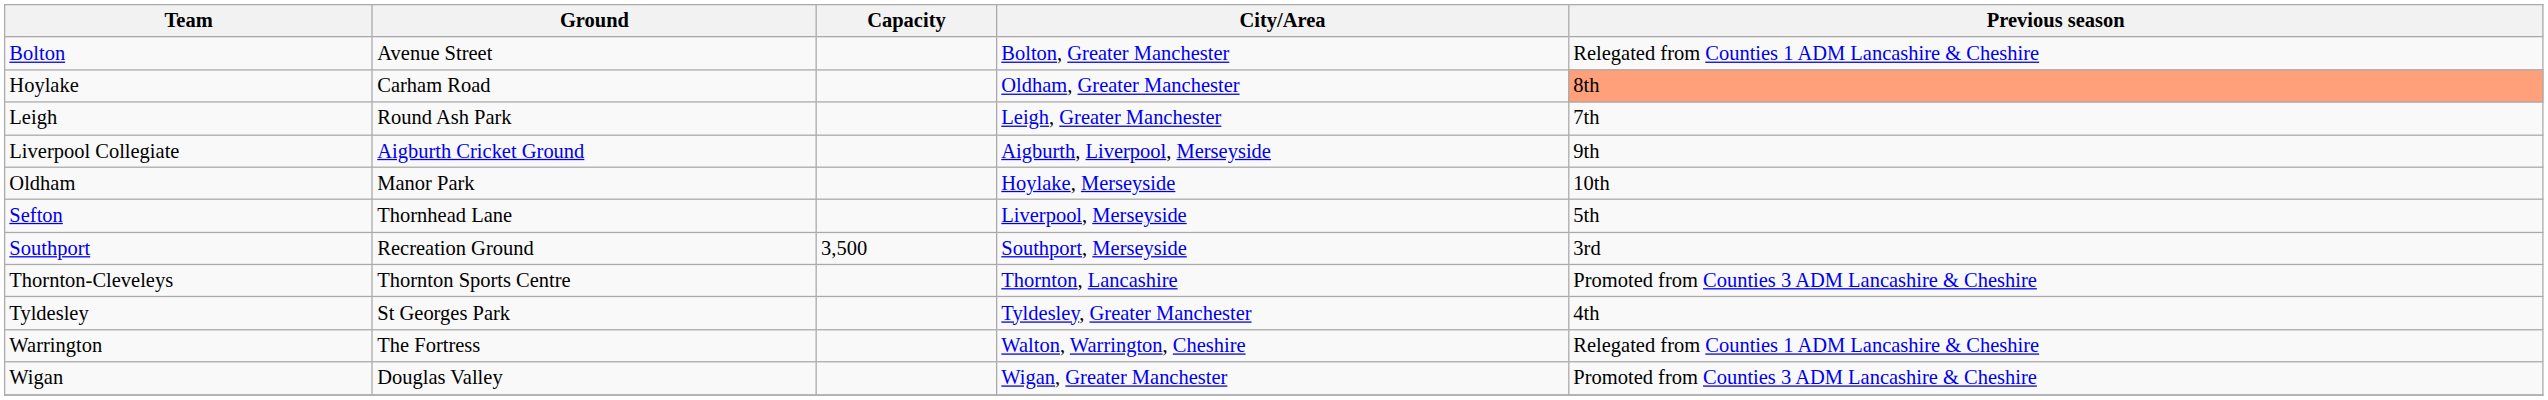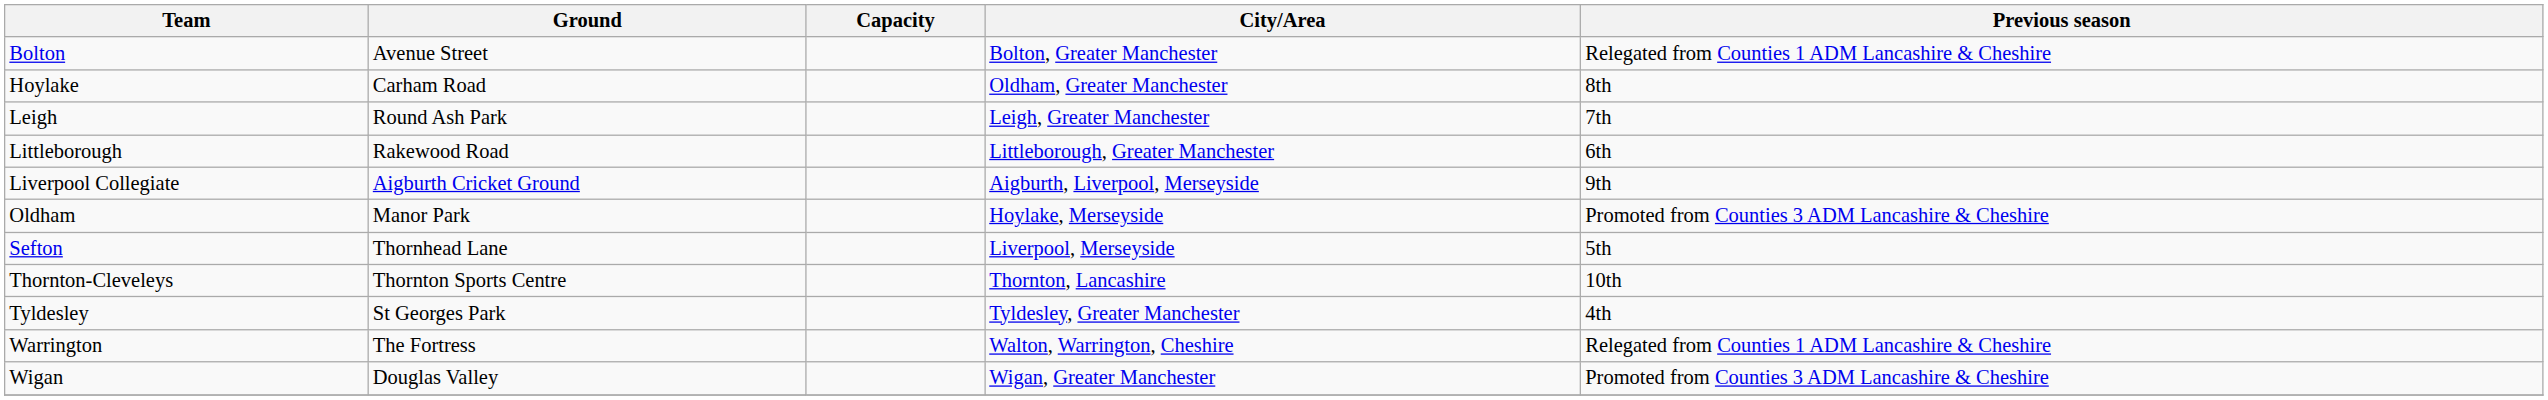(1586, 85) lightsalmon background -> (1598, 85) no background
+ row: (66, 150)
(1592, 183) 10th -> (1817, 215) Promoted from Counties 3 ADM Lancashire & Cheshire
- row: (50, 248)
(1805, 280) Promoted from Counties 3 ADM Lancashire & Cheshire -> (1603, 280) 10th
